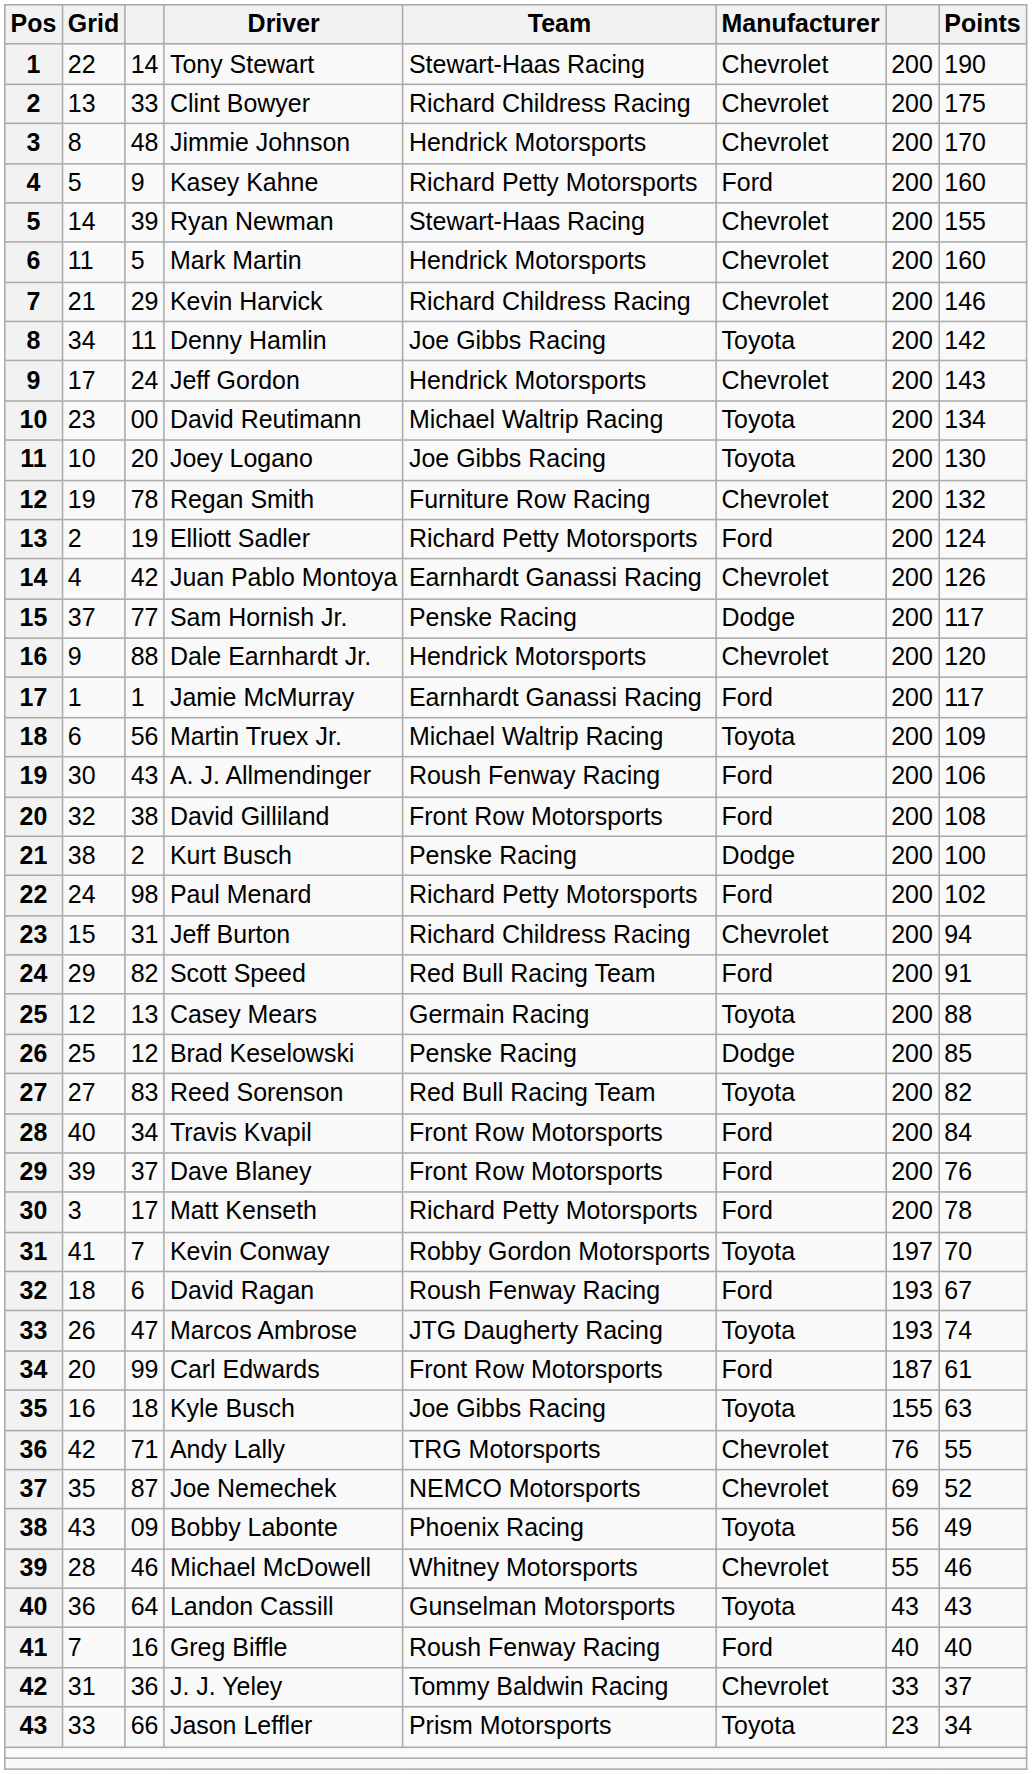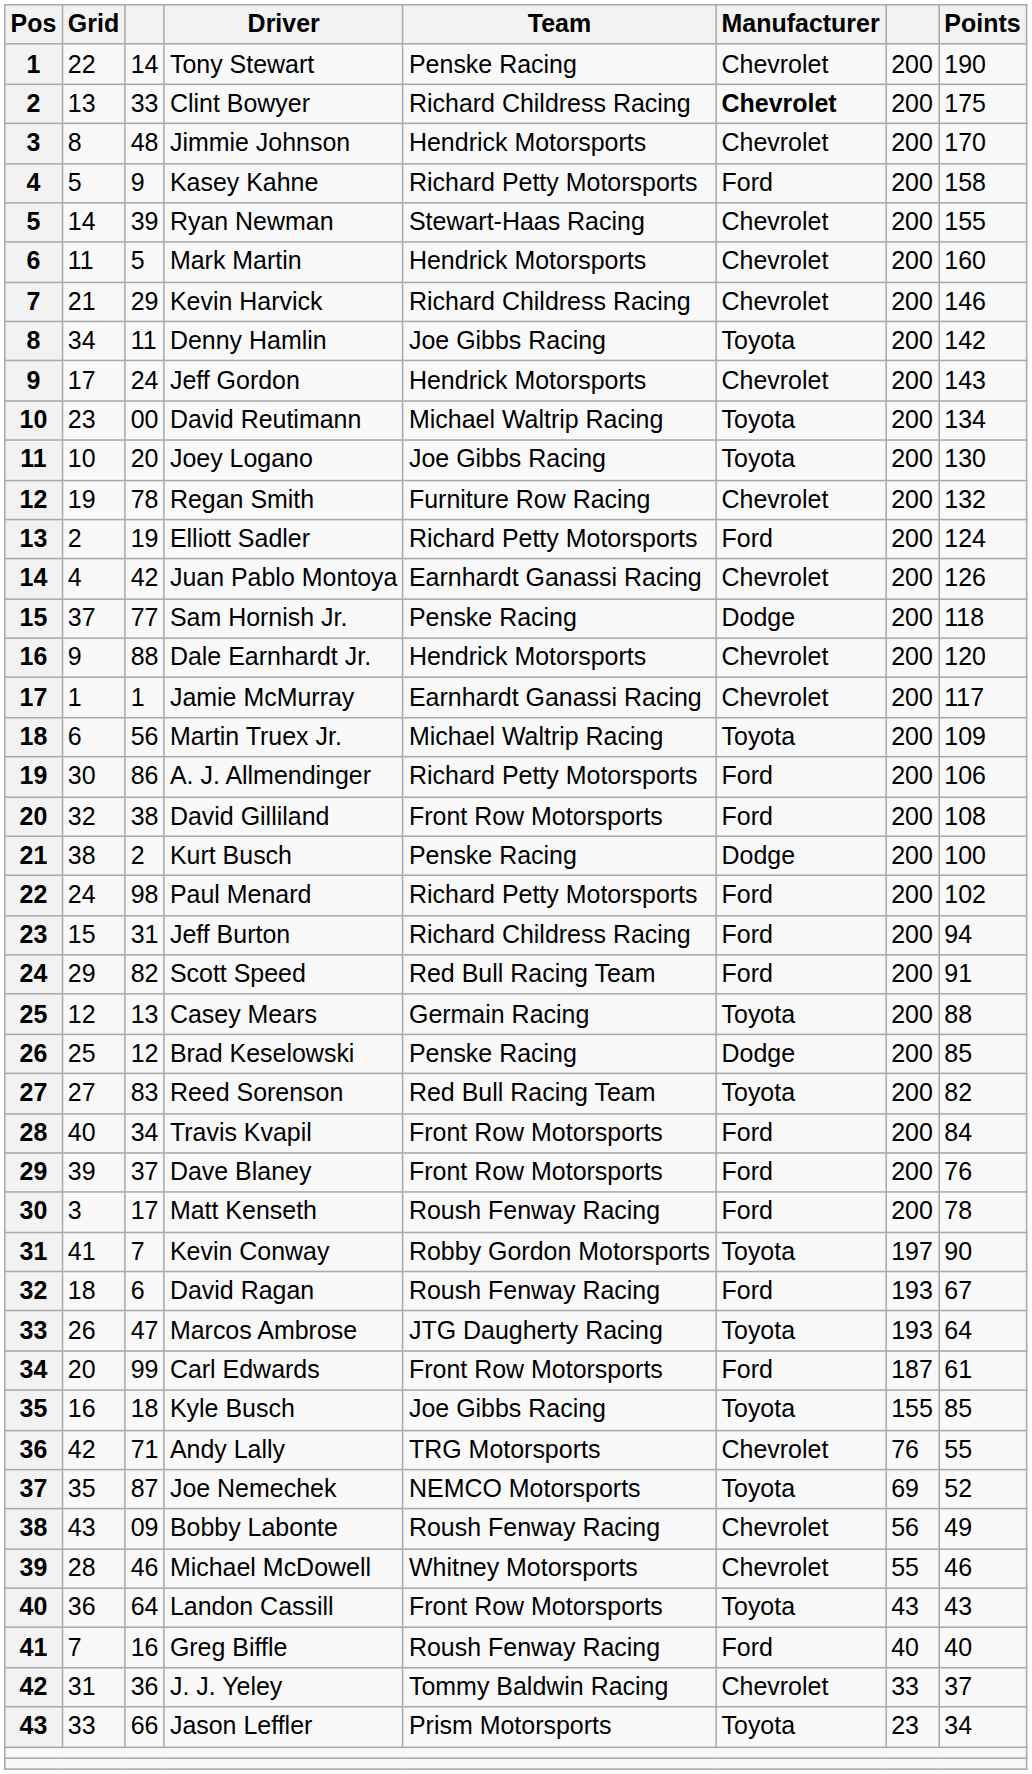(527, 63) Stewart-Haas Racing -> (493, 63) Penske Racing
(775, 103) normal -> (779, 103) bold
(965, 182) 160 -> (965, 182) 158
(964, 618) 117 -> (964, 618) 118
(747, 697) Ford -> (775, 697) Chevrolet
(145, 776) 43 -> (145, 776) 86
(535, 776) Roush Fenway Racing -> (553, 776) Richard Petty Motorsports
(775, 934) Chevrolet -> (747, 934) Ford
(553, 1211) Richard Petty Motorsports -> (535, 1211) Roush Fenway Racing
(958, 1251) 70 -> (958, 1251) 90
(958, 1330) 74 -> (958, 1330) 64
(958, 1409) 63 -> (958, 1409) 85
(775, 1488) Chevrolet -> (758, 1488) Toyota
(496, 1528) Phoenix Racing -> (535, 1528) Roush Fenway Racing
(758, 1528) Toyota -> (775, 1528) Chevrolet
(542, 1607) Gunselman Motorsports -> (536, 1607) Front Row Motorsports
